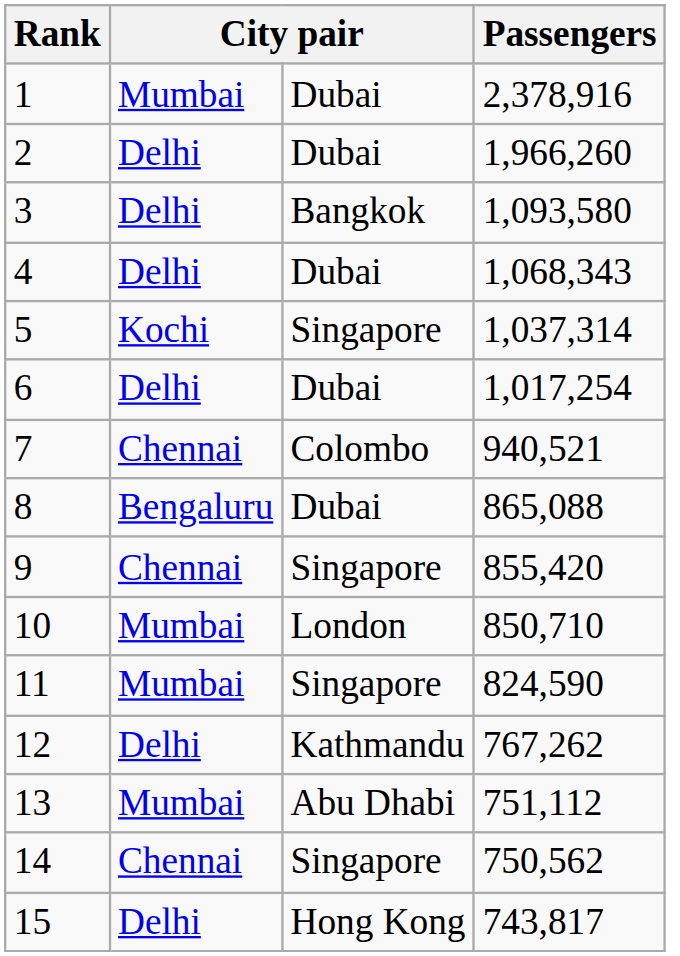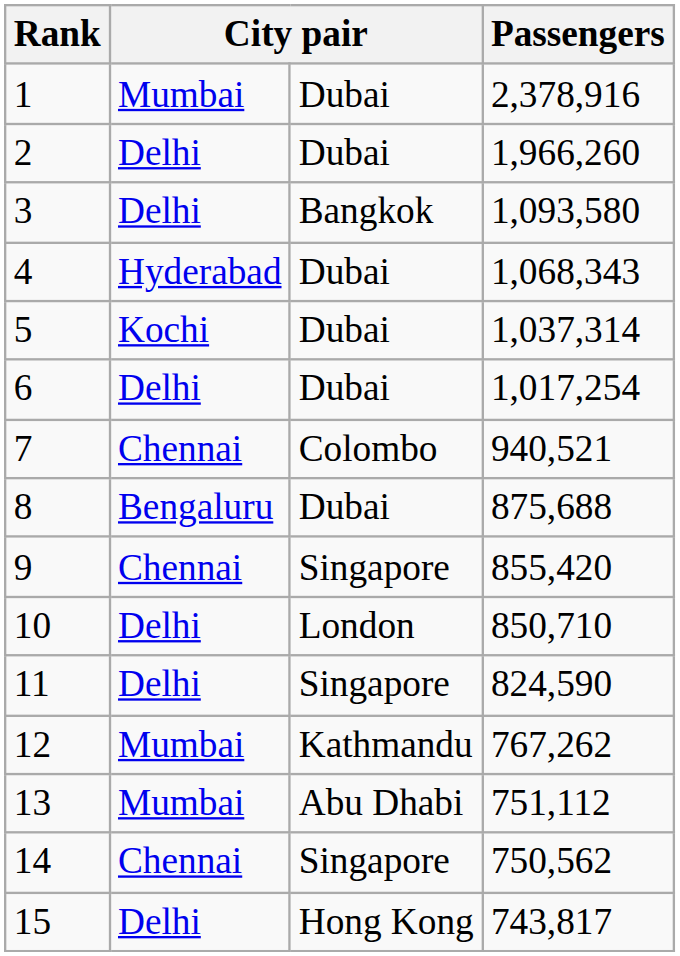(159, 270) Delhi -> (200, 270) Hyderabad
(366, 329) Singapore -> (344, 329) Dubai
(543, 507) 865,088 -> (551, 507) 875,688
(181, 625) Mumbai -> (159, 625) Delhi
(181, 684) Mumbai -> (159, 684) Delhi
(159, 743) Delhi -> (181, 743) Mumbai
